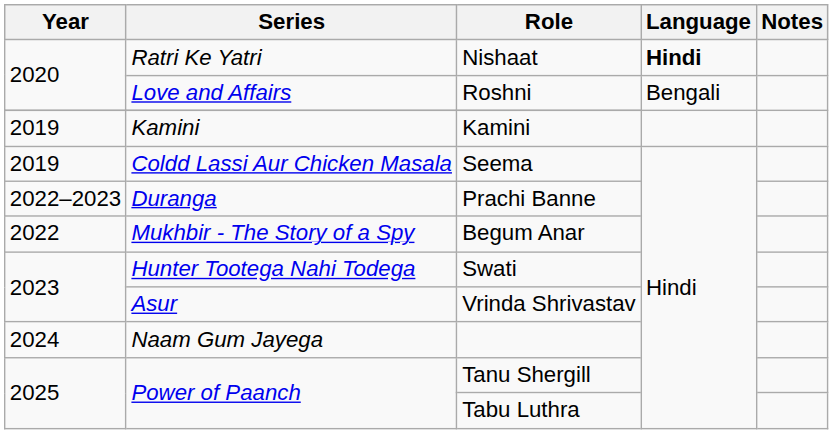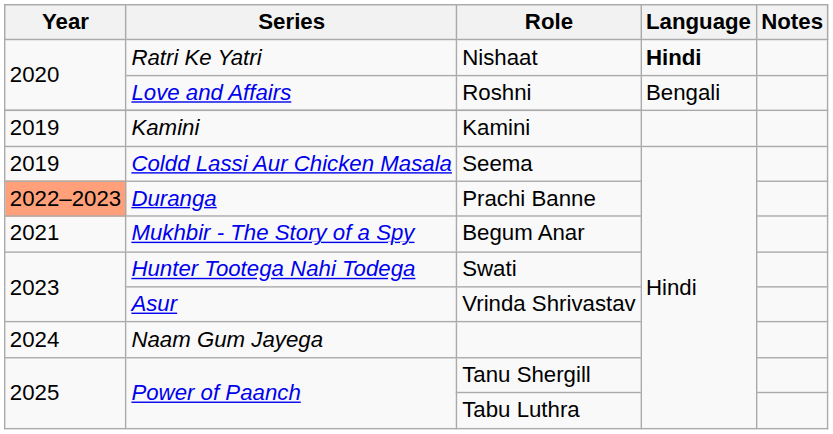(65, 198) no background -> (65, 198) lightsalmon background
(35, 233) 2022 -> (35, 233) 2021
